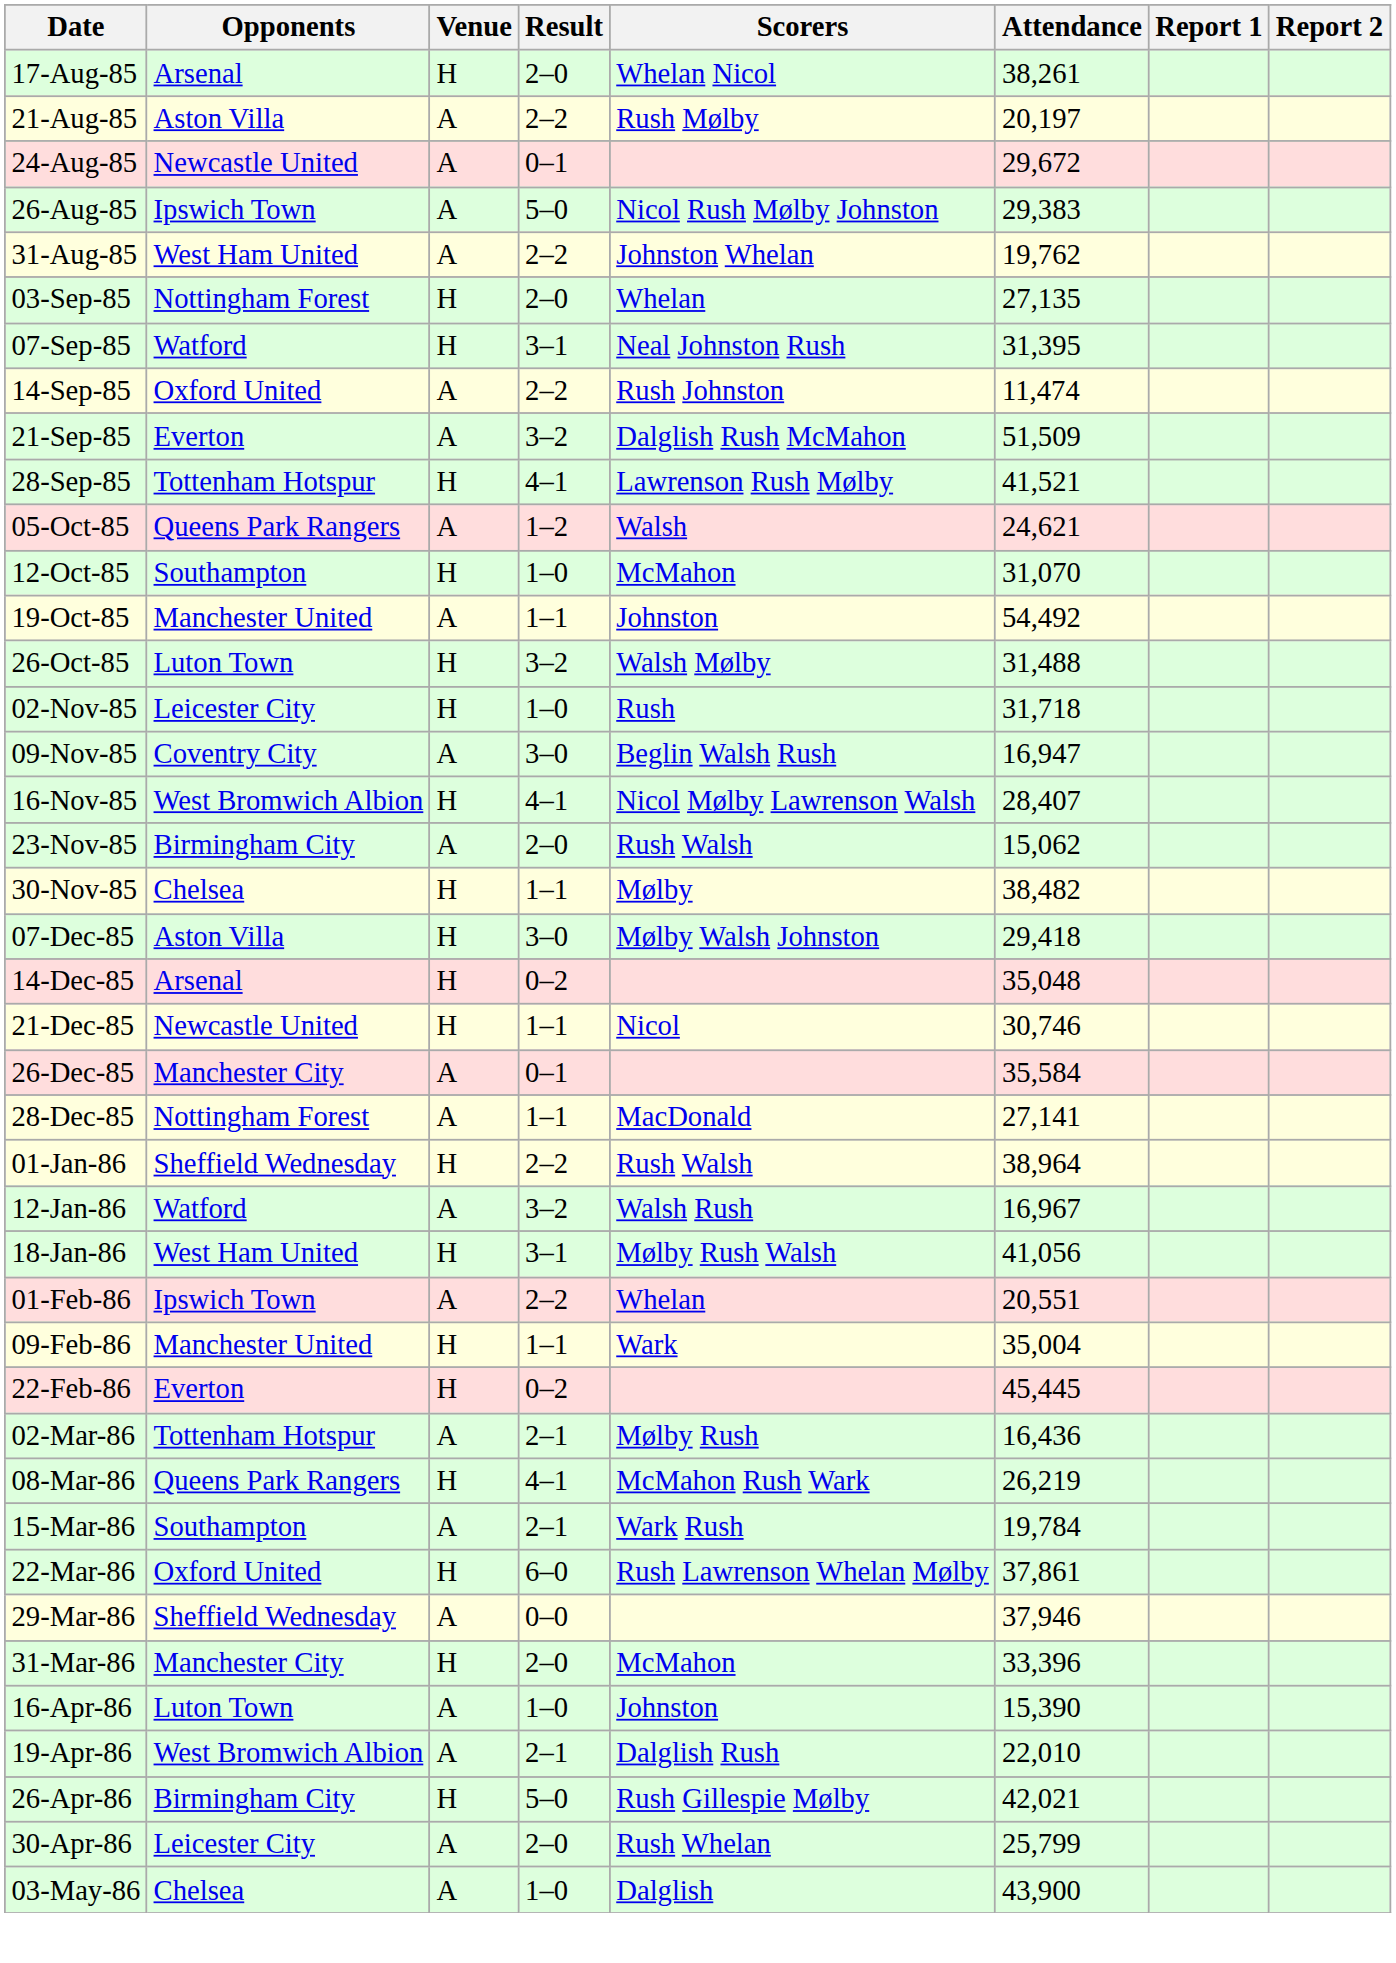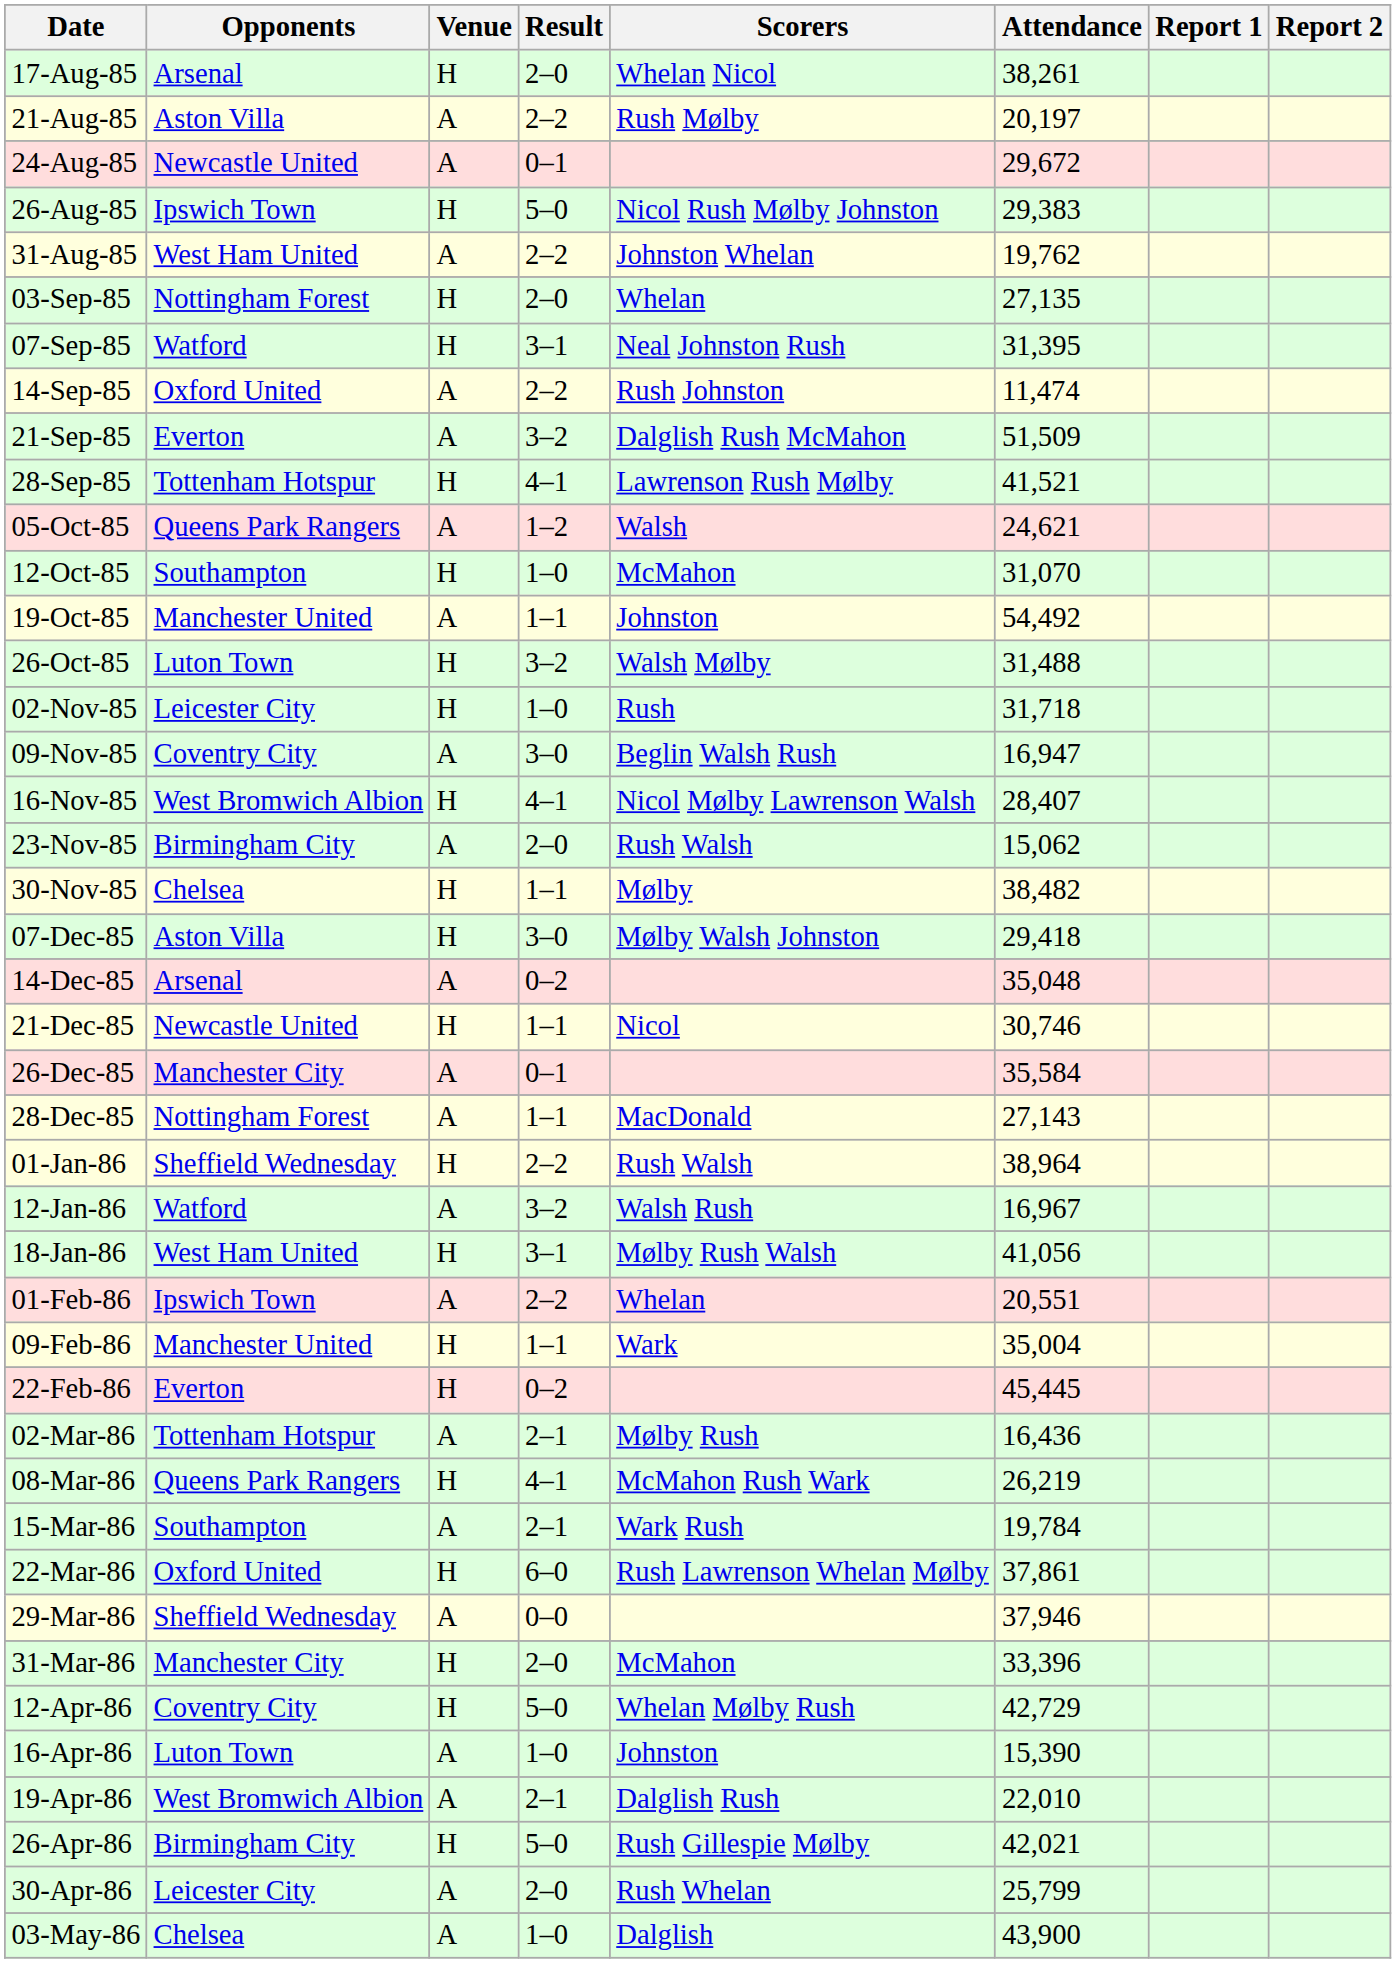(447, 208) A -> (447, 208) H
(447, 981) H -> (447, 981) A
(1041, 1117) 27,141 -> (1041, 1117) 27,143
+ row: (72, 1707)
